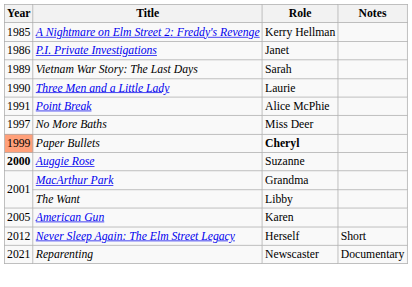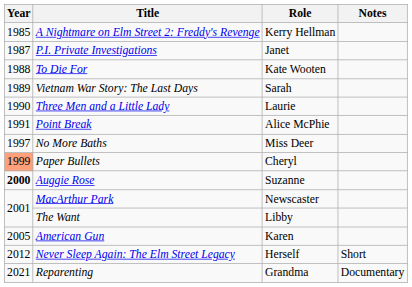(19, 50) 1986 -> (19, 50) 1987
+ row: (62, 69)
(282, 143) bold -> (281, 161) normal
(287, 180) Grandma -> (292, 198) Newscaster
(292, 254) Newscaster -> (287, 273) Grandma
